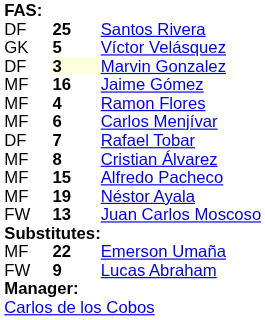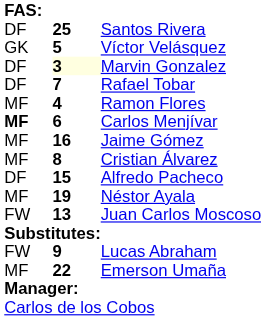rows swapped: (148, 140) <-> (152, 85)
(16, 122) normal -> (16, 122) bold
(16, 177) MF -> (15, 177) DF
rows swapped: (159, 270) <-> (163, 252)
